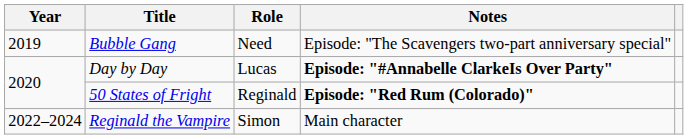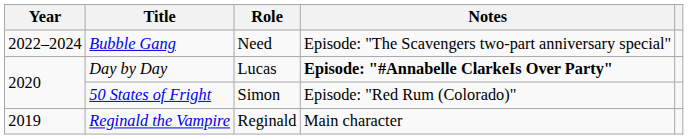(25, 43) 2019 -> (45, 43) 2022–2024
(267, 95) Reginald -> (259, 95) Simon
(419, 95) bold -> (410, 95) normal
(45, 120) 2022–2024 -> (25, 120) 2019
(259, 120) Simon -> (267, 120) Reginald
